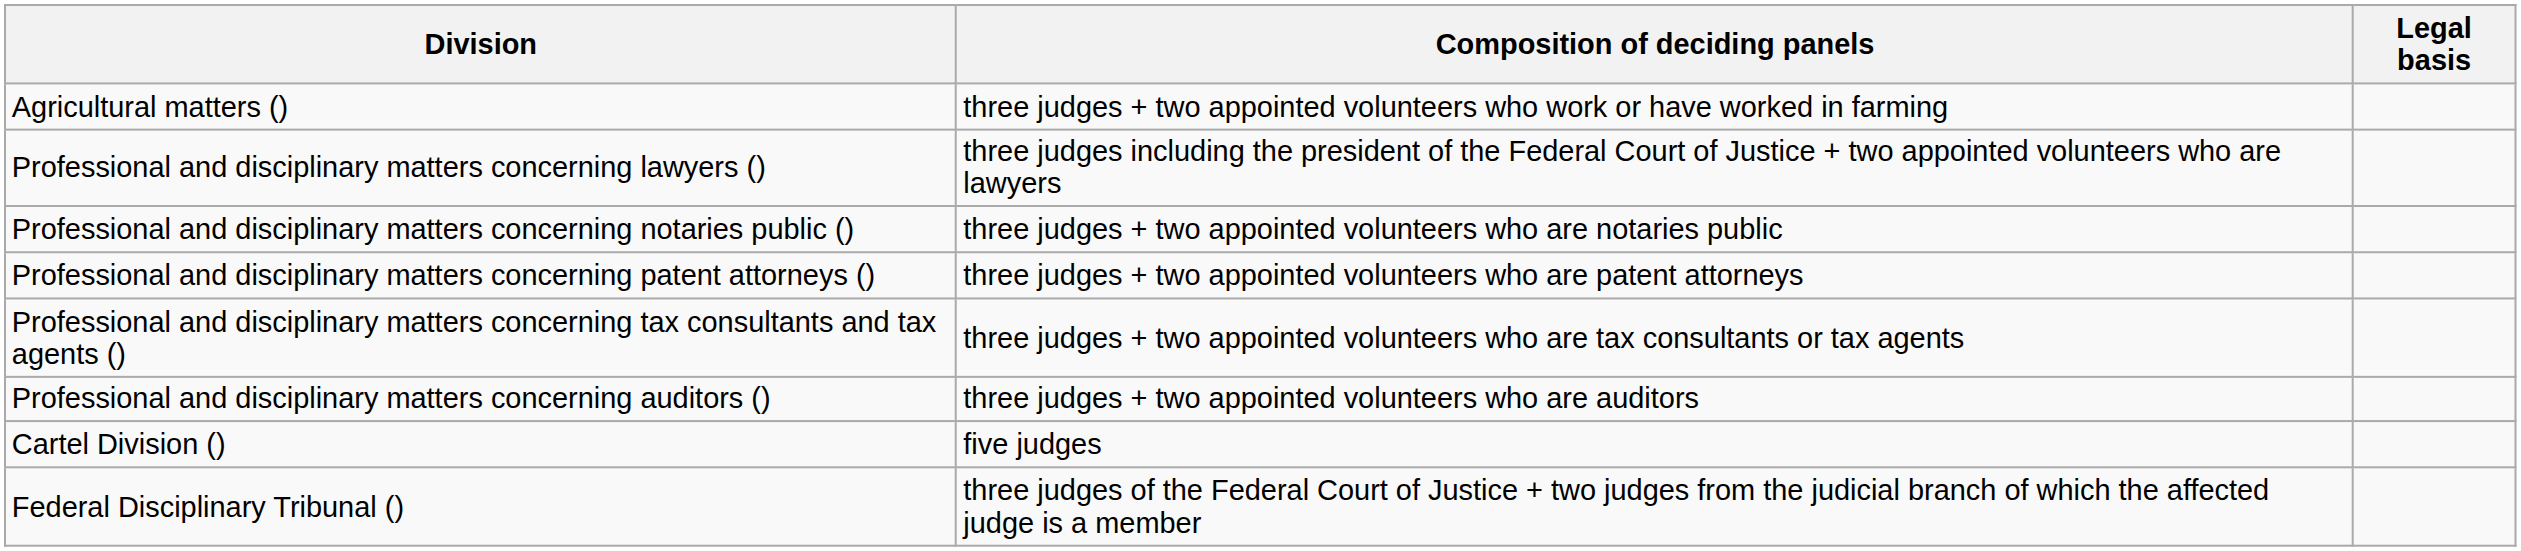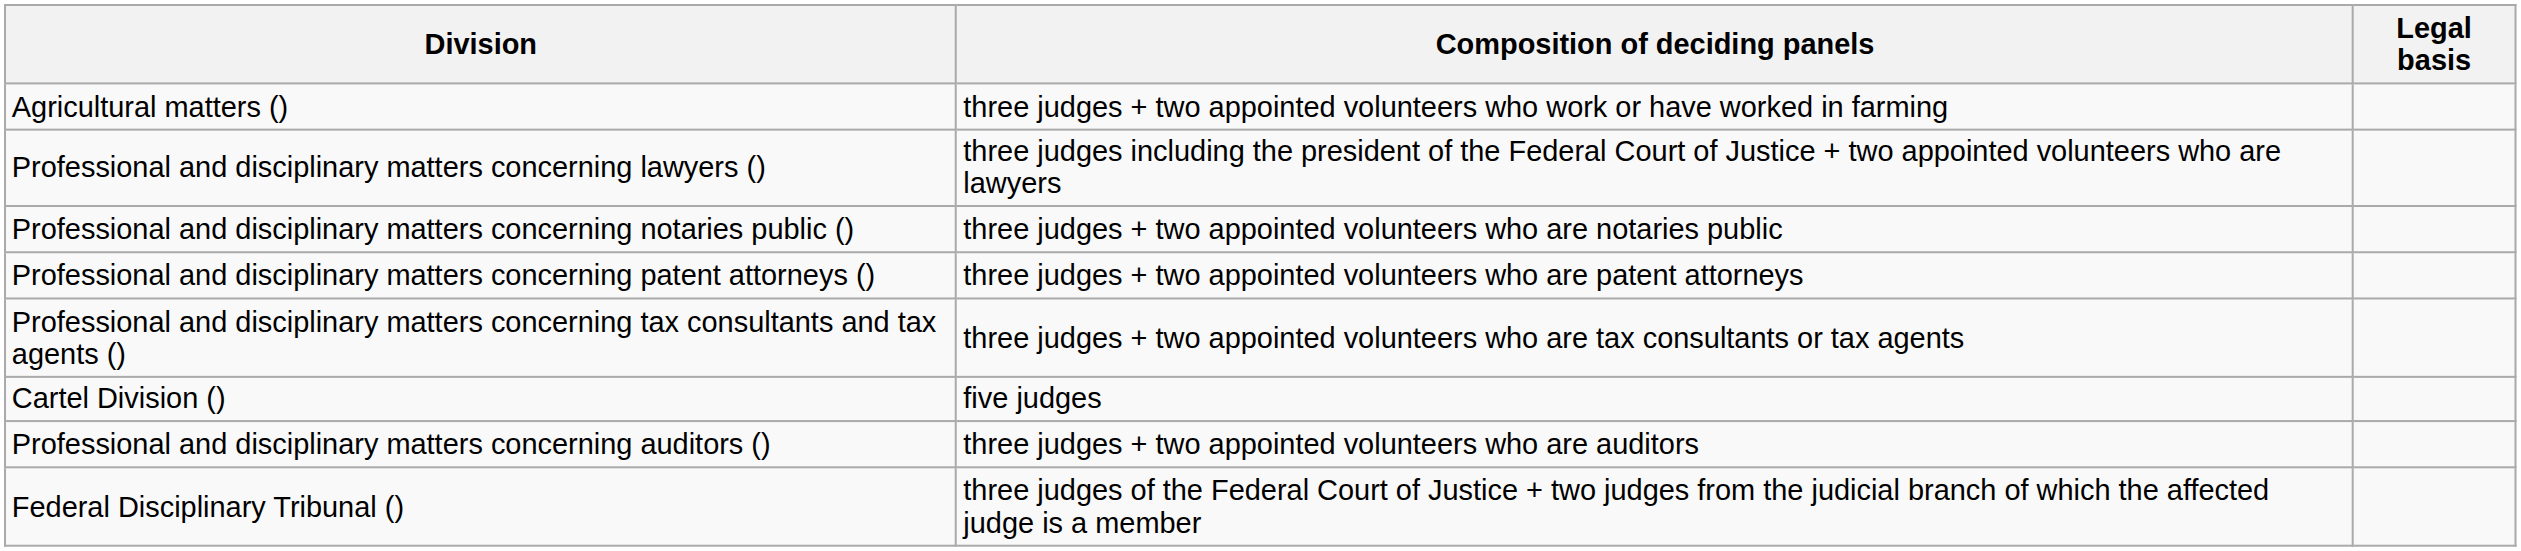rows swapped: (391, 399) <-> (119, 445)
